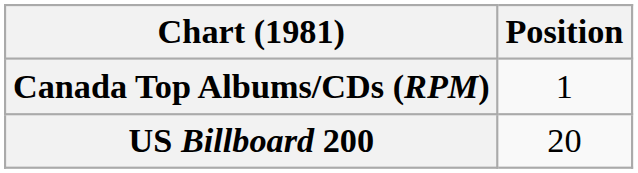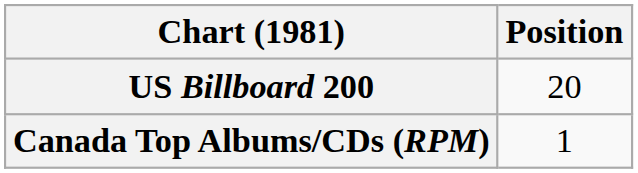rows swapped: (251, 85) <-> (251, 140)
